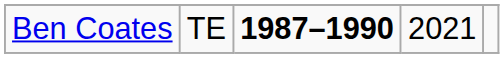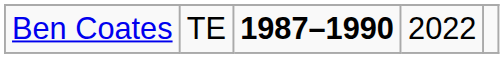(442, 28) 2021 -> (442, 28) 2022
